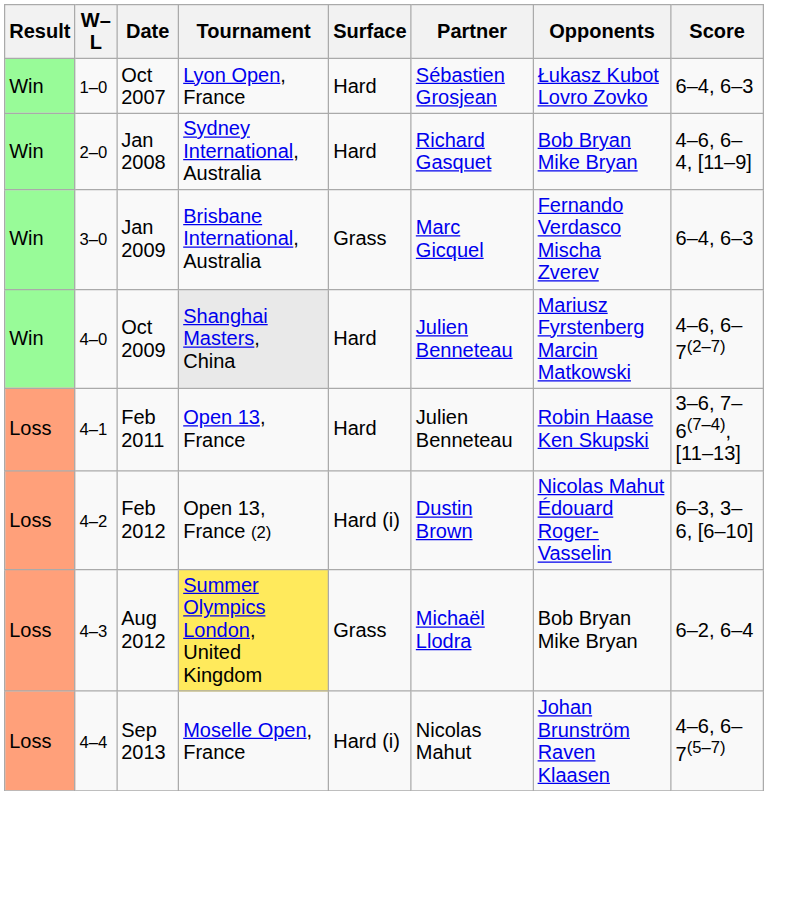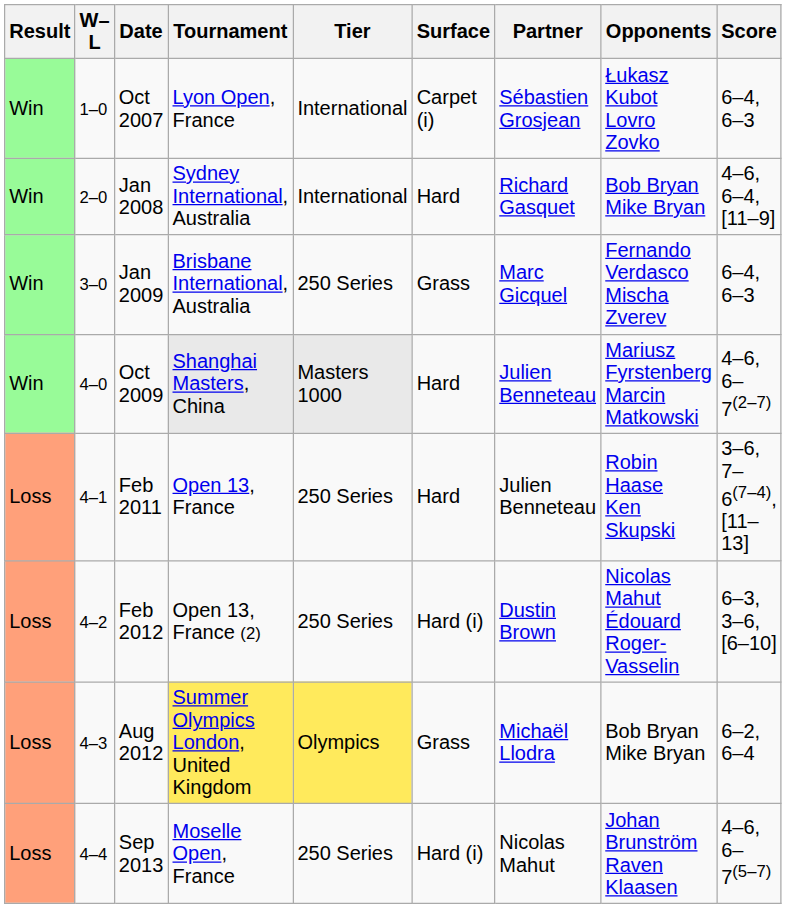+ column: (352, 31)
(355, 85) Hard -> (447, 108) Carpet (i)
